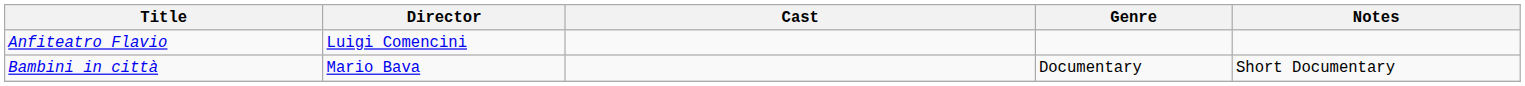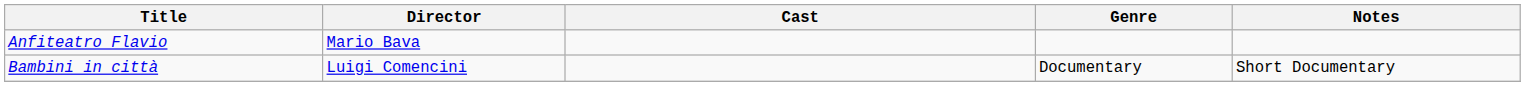(397, 43) Luigi Comencini -> (373, 43) Mario Bava
(373, 68) Mario Bava -> (397, 68) Luigi Comencini
